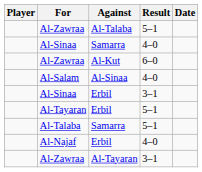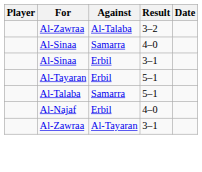(150, 28) 5–1 -> (150, 28) 3–2
- row: (62, 61)
- row: (59, 77)
